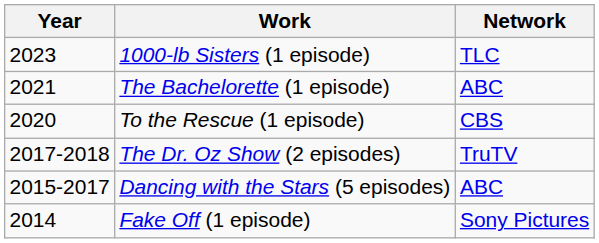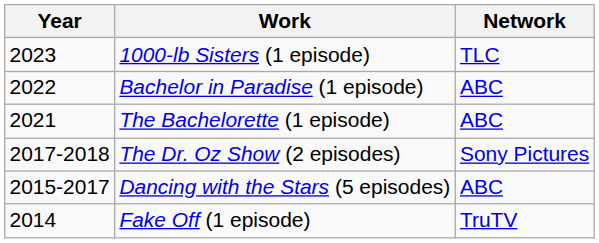+ row: (271, 87)
- row: (242, 120)
(489, 154) TruTV -> (525, 154) Sony Pictures
(525, 220) Sony Pictures -> (489, 220) TruTV
